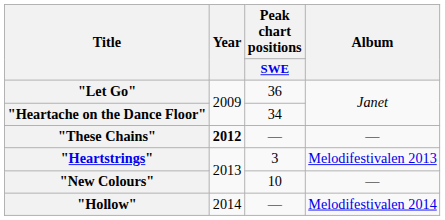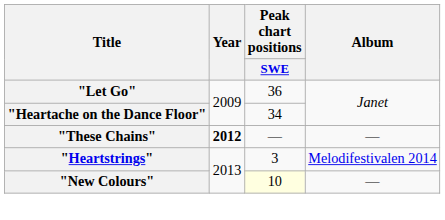(372, 159) Melodifestivalen 2013 -> (372, 159) Melodifestivalen 2014
(275, 181) no background -> (275, 181) lightyellow background
- row: (107, 204)
